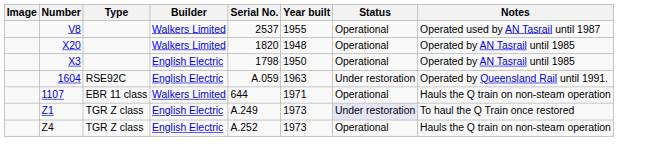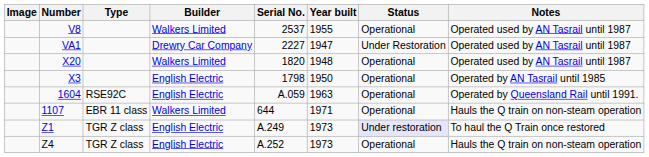+ row: (71, 45)
(497, 45) Operated by AN Tasrail until 1985 -> (541, 62) Operated used by AN Tasrail until 1987
(375, 78) Under restoration -> (388, 95) Operational
